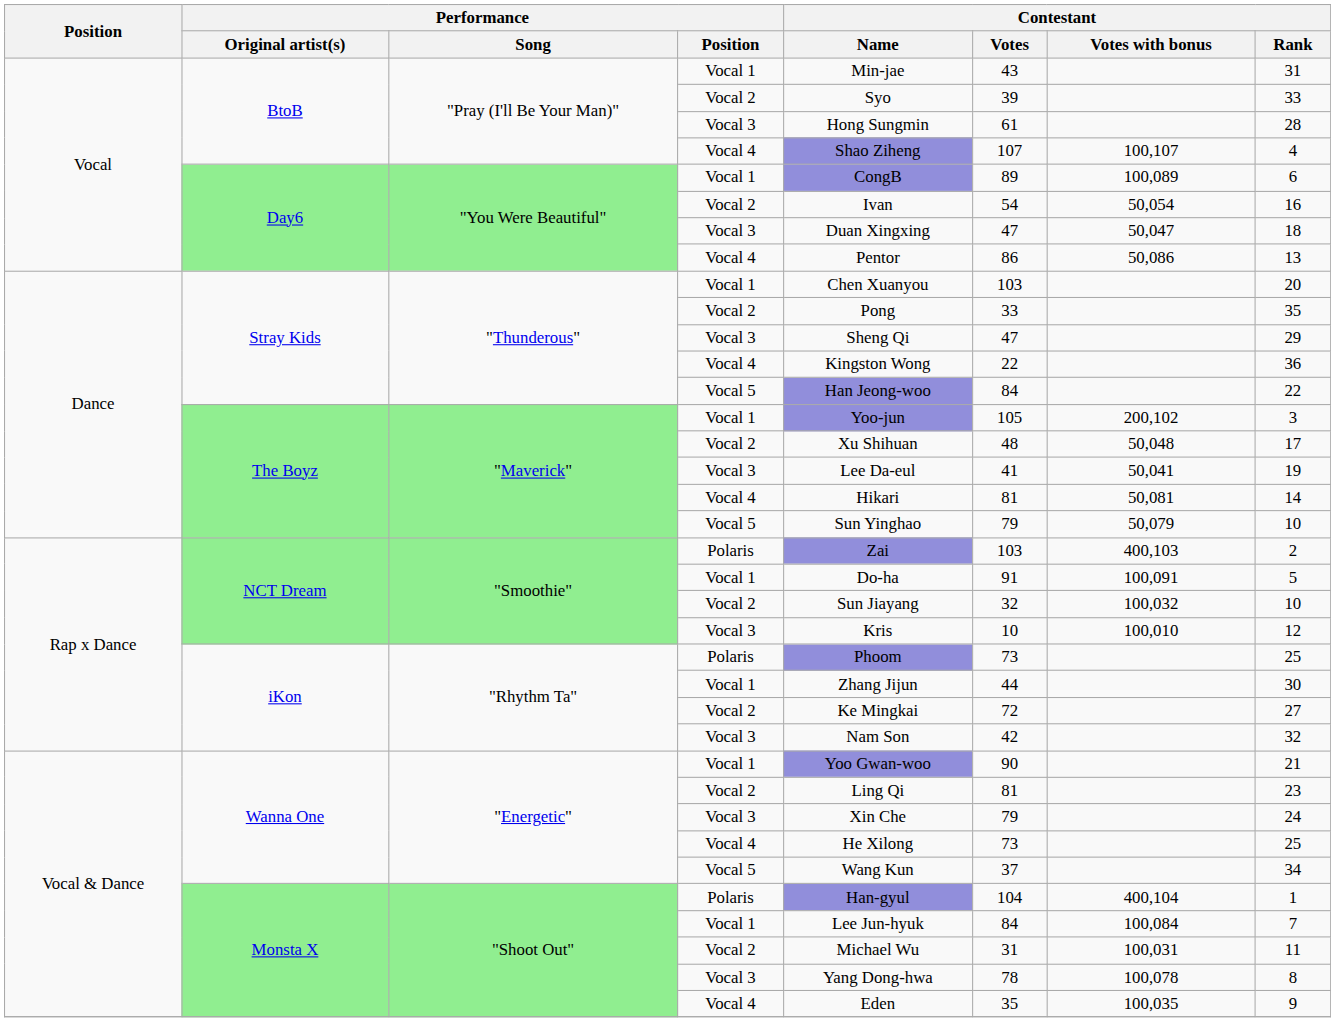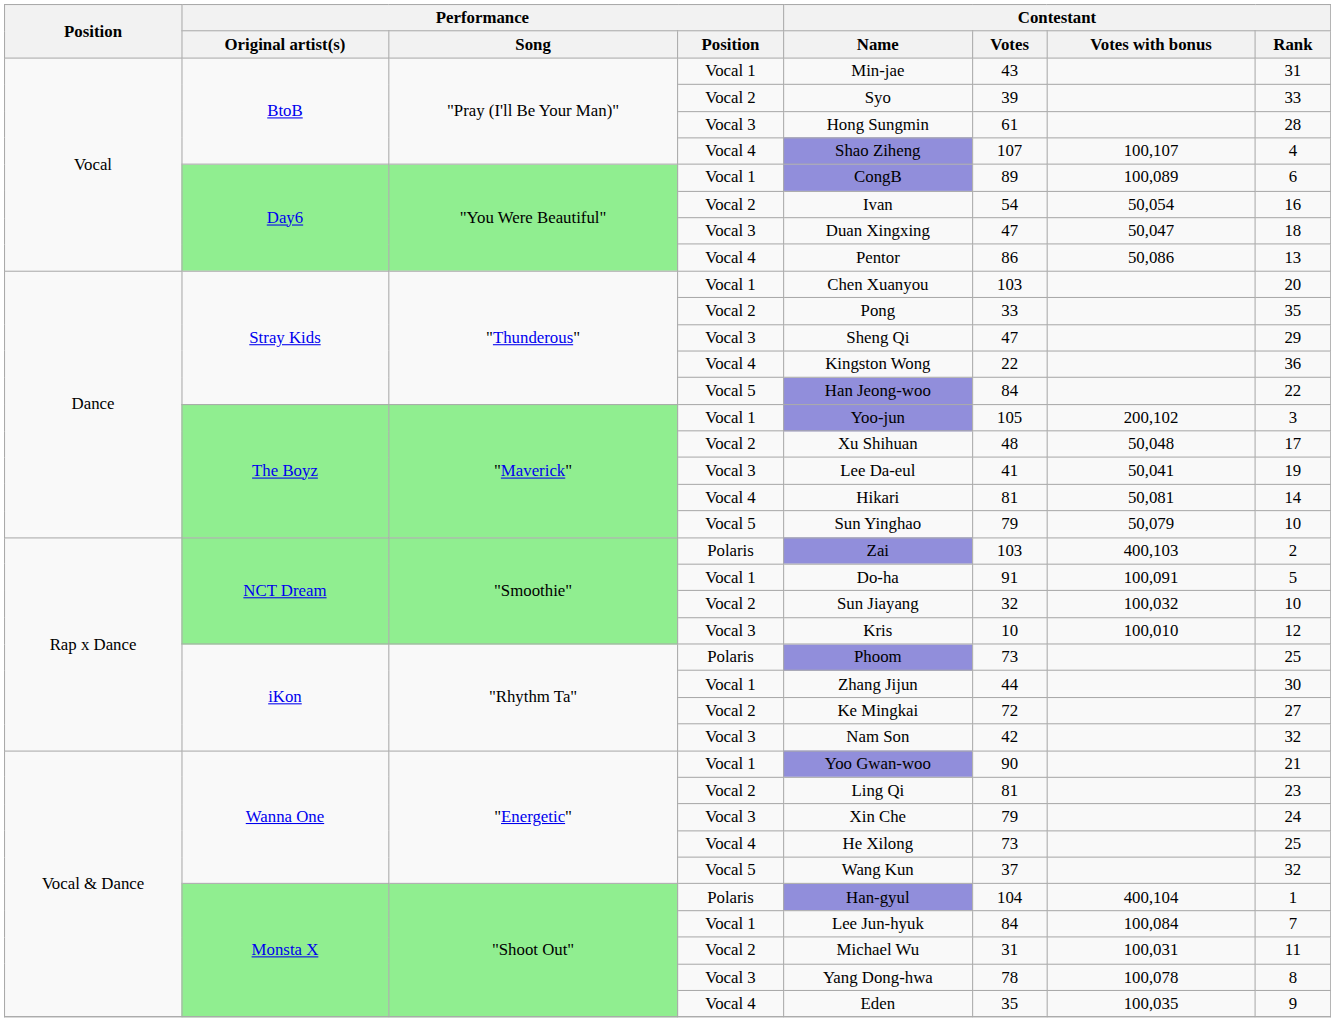(1293, 870) 34 -> (1293, 870) 32
